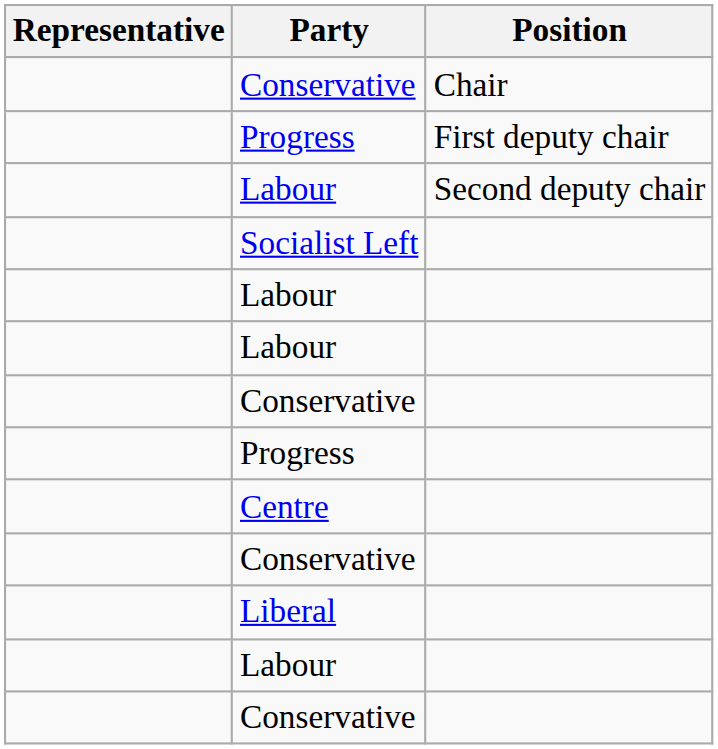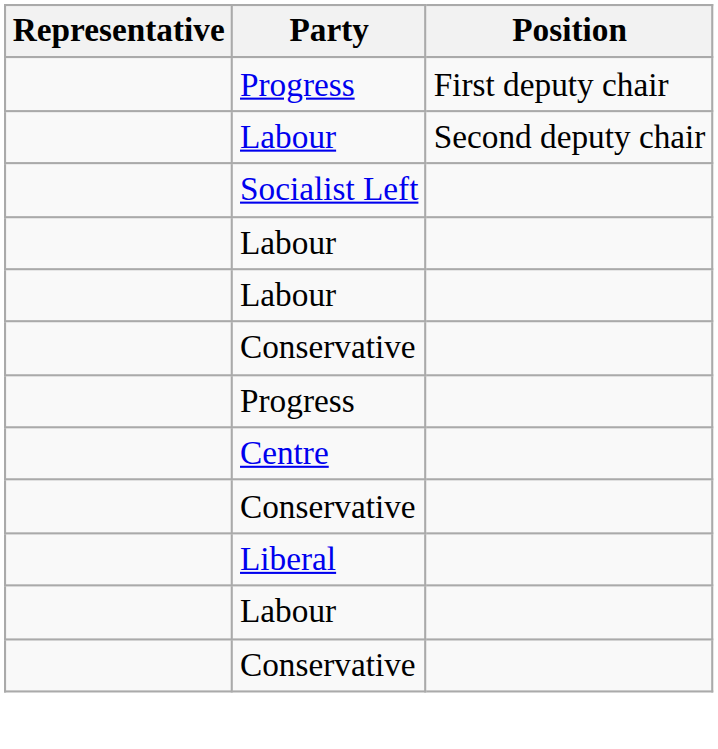- row: (328, 83)
